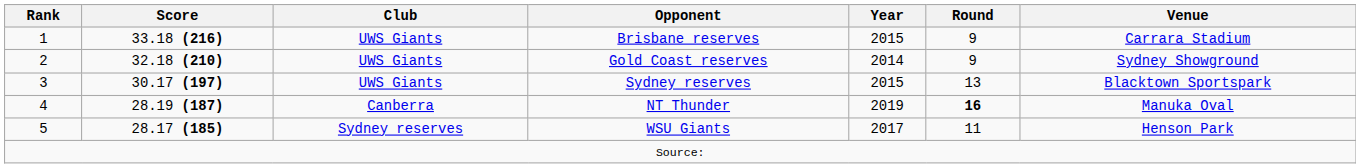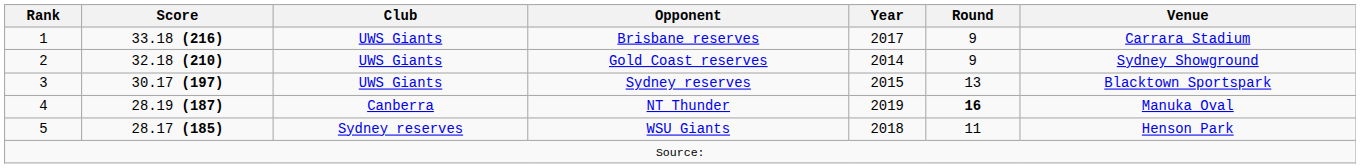(887, 39) 2015 -> (887, 39) 2017
(887, 129) 2017 -> (887, 129) 2018
